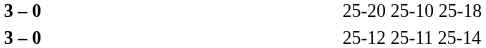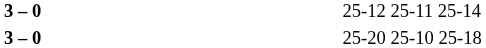rows swapped: (412, 37) <-> (412, 10)
